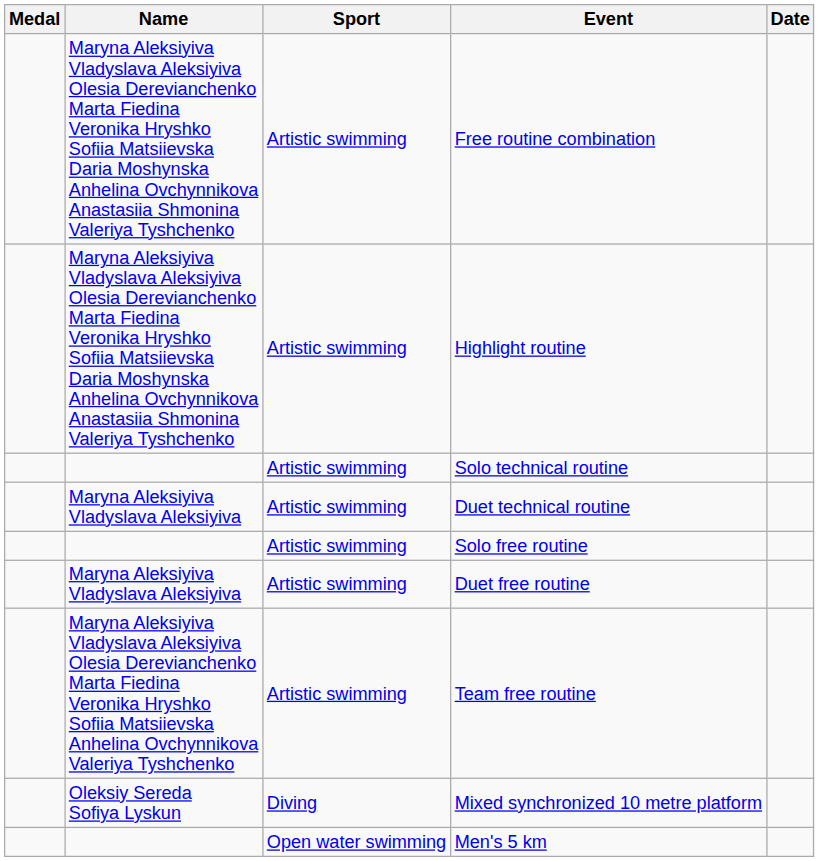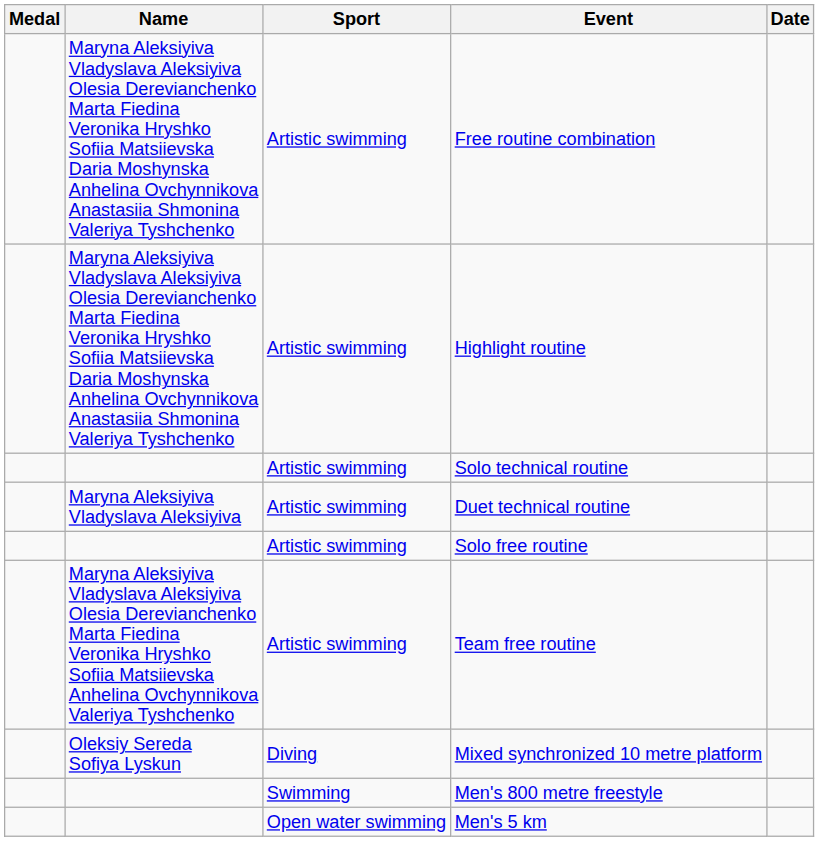- row: (522, 584)
+ row: (559, 793)
